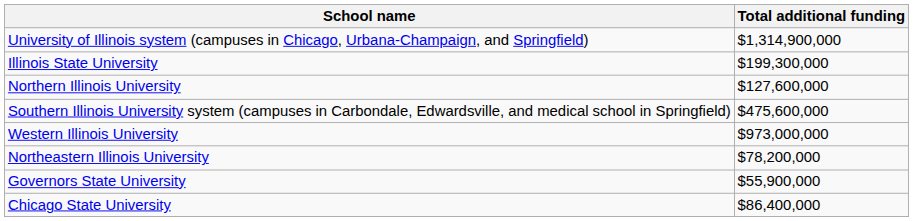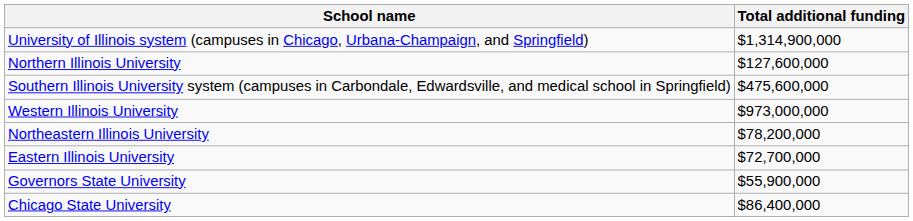- row: (83, 63)
+ row: (91, 157)
